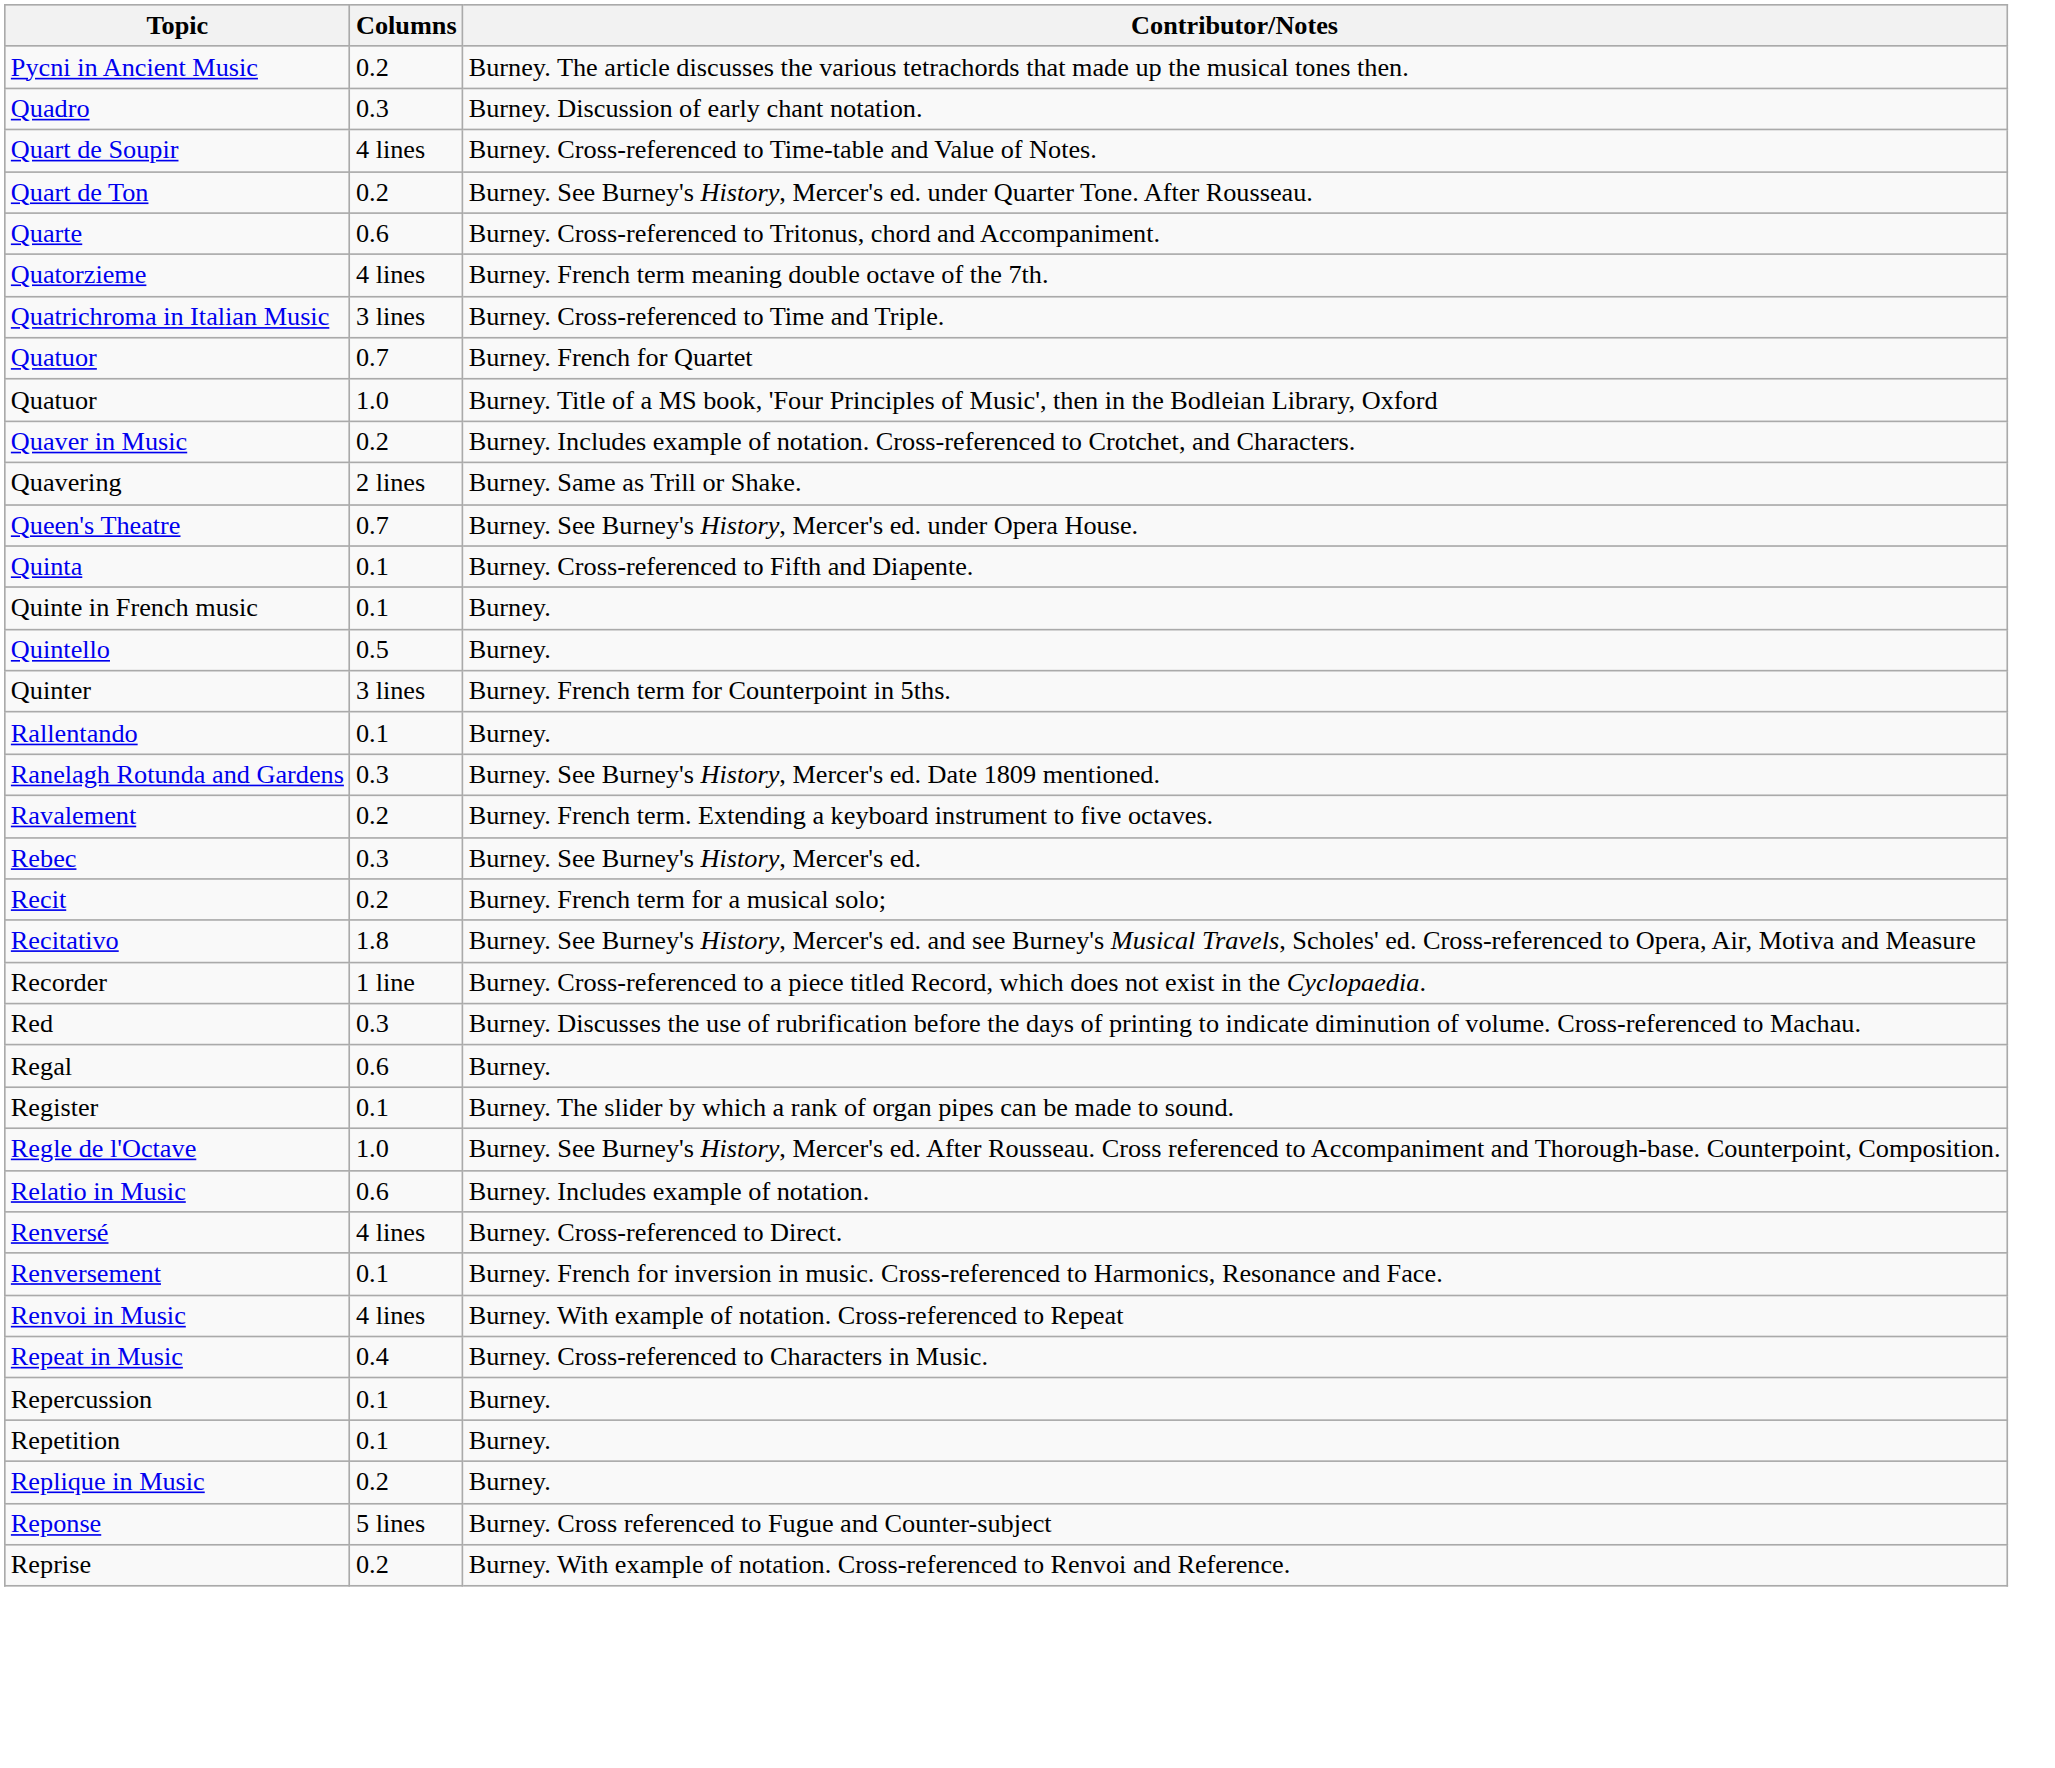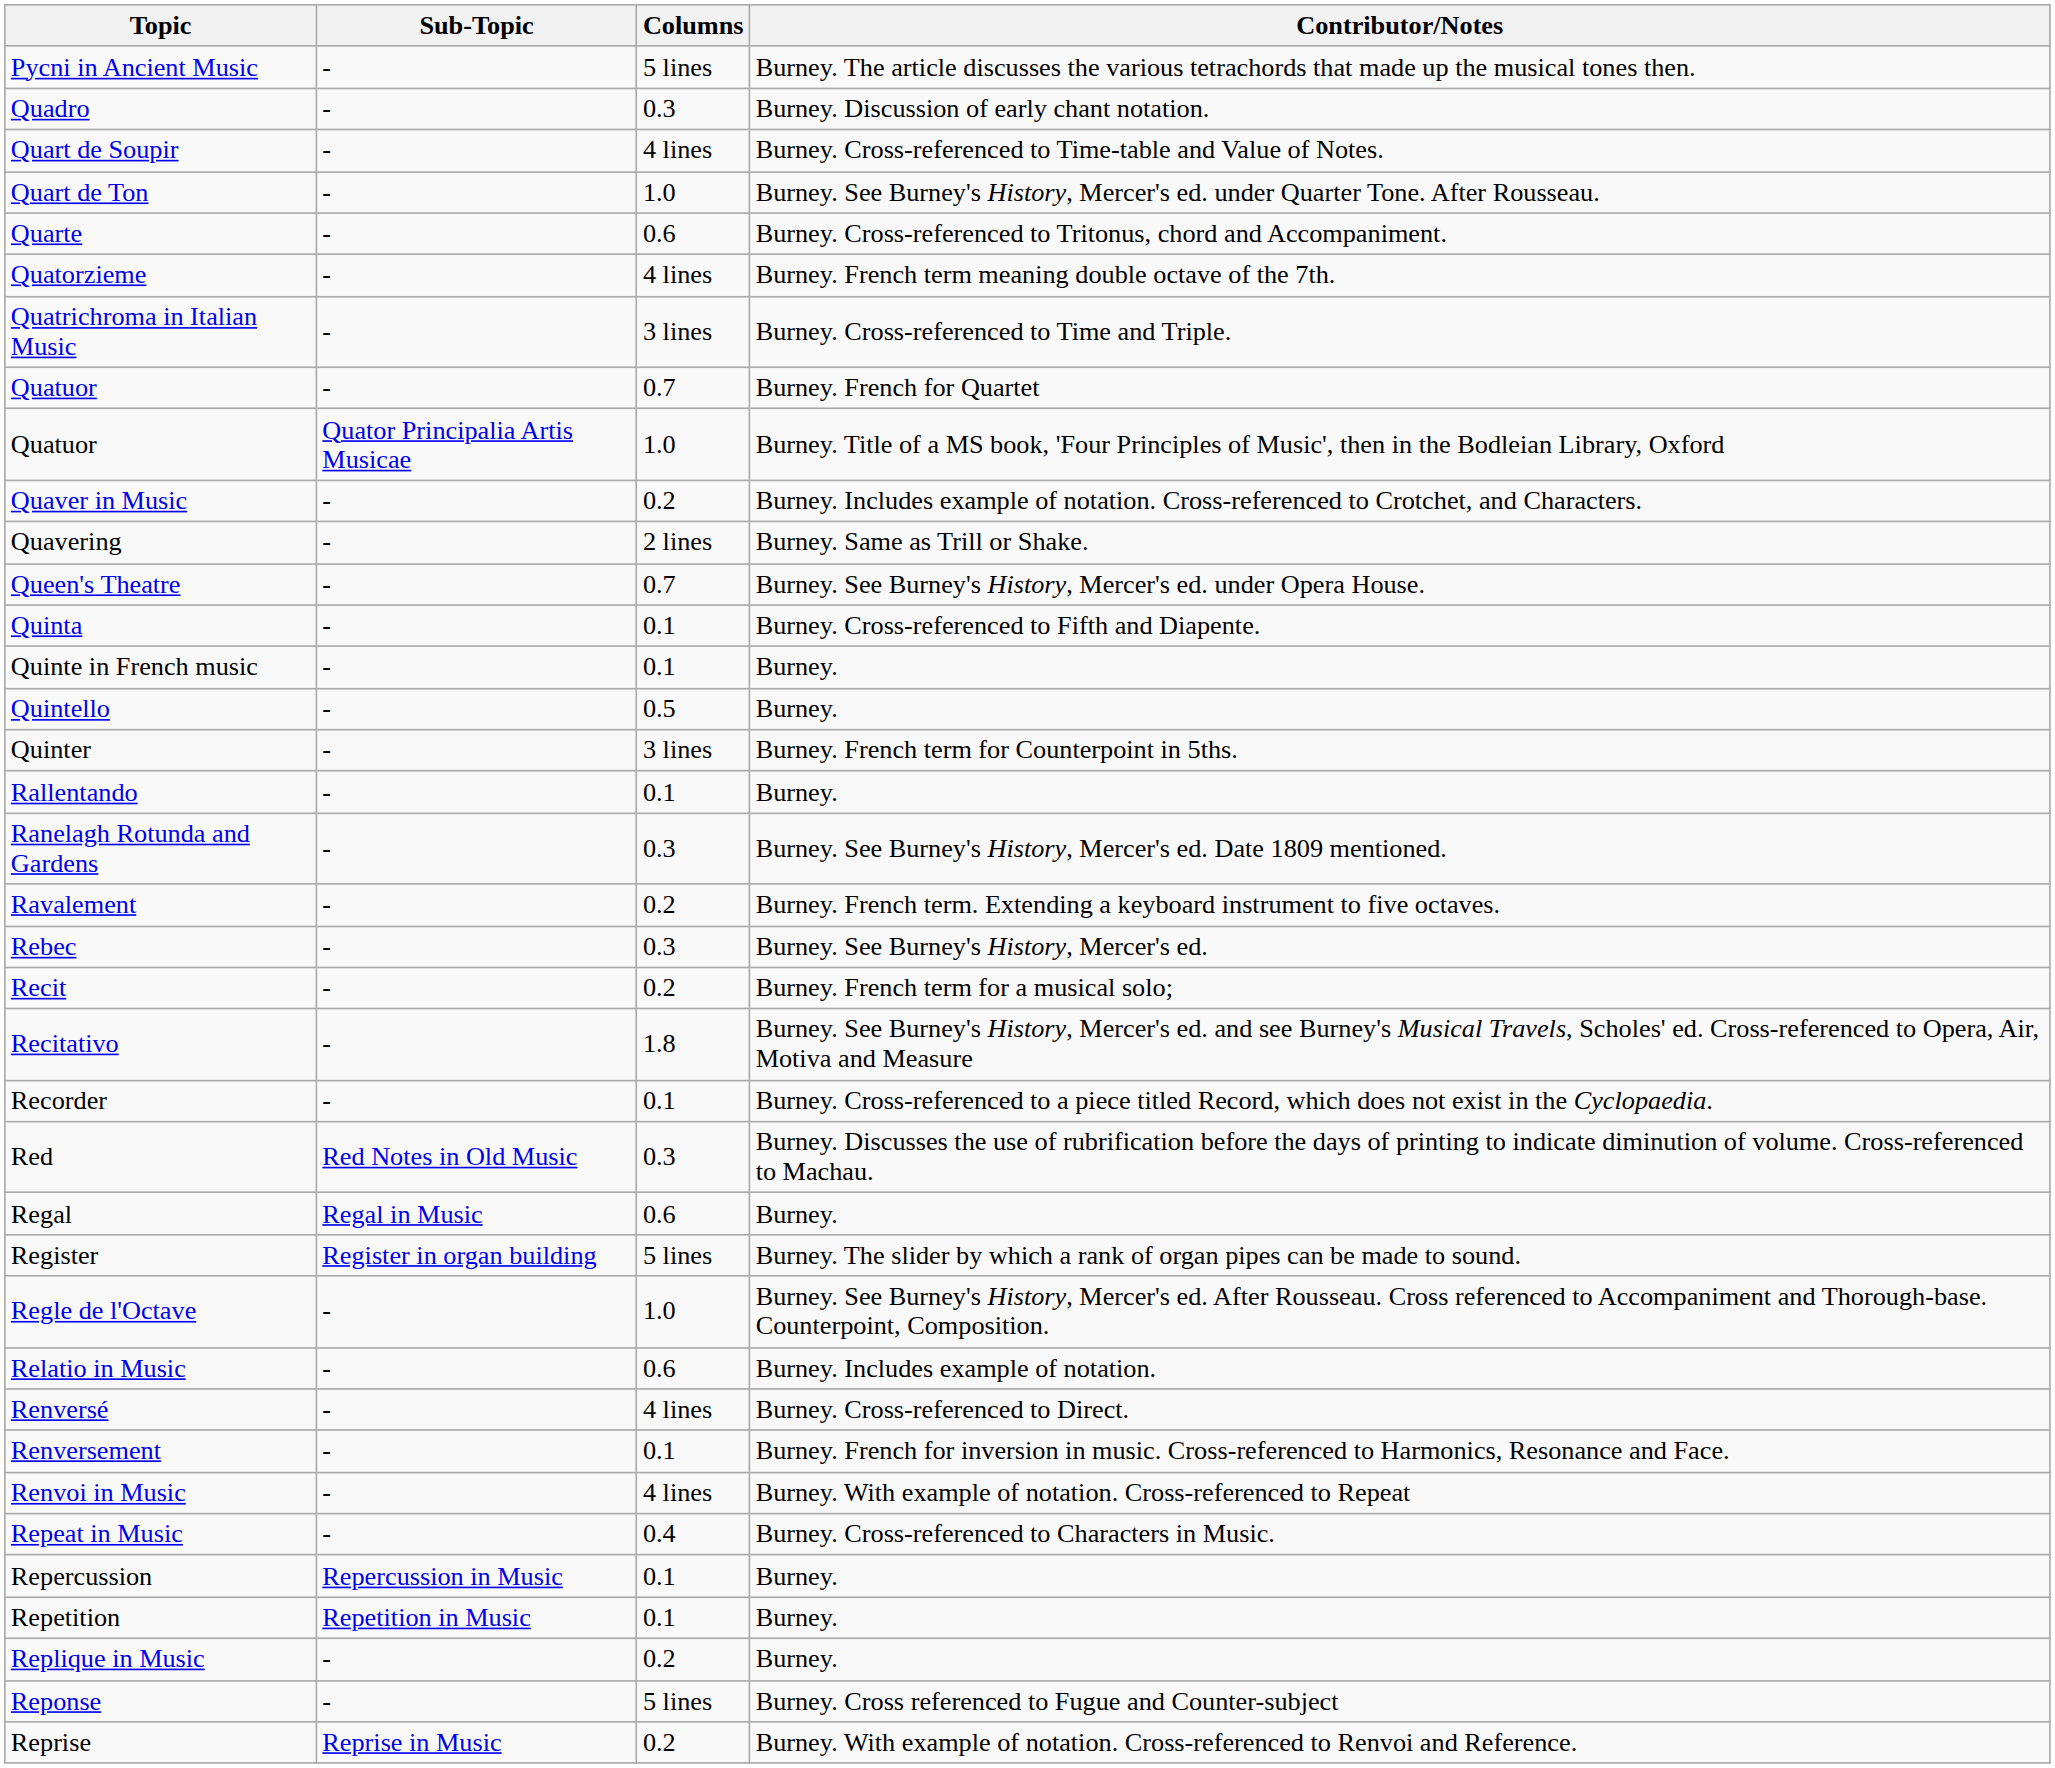+ column: (477, 25)
(372, 66) 0.2 -> (678, 66) 5 lines
(372, 191) 0.2 -> (659, 191) 1.0
(386, 982) 1 line -> (659, 1100) 0.1
(372, 1107) 0.1 -> (678, 1254) 5 lines
